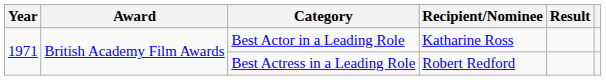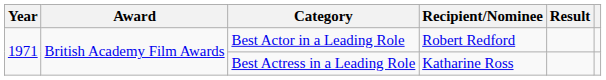(468, 39) Katharine Ross -> (469, 39) Robert Redford
(469, 63) Robert Redford -> (468, 63) Katharine Ross
